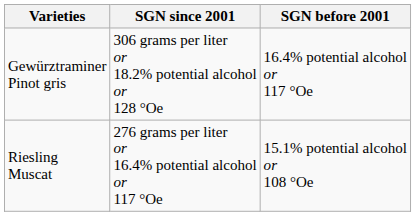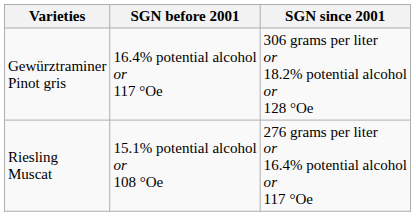columns swapped: (185, 16) <-> (335, 16)
